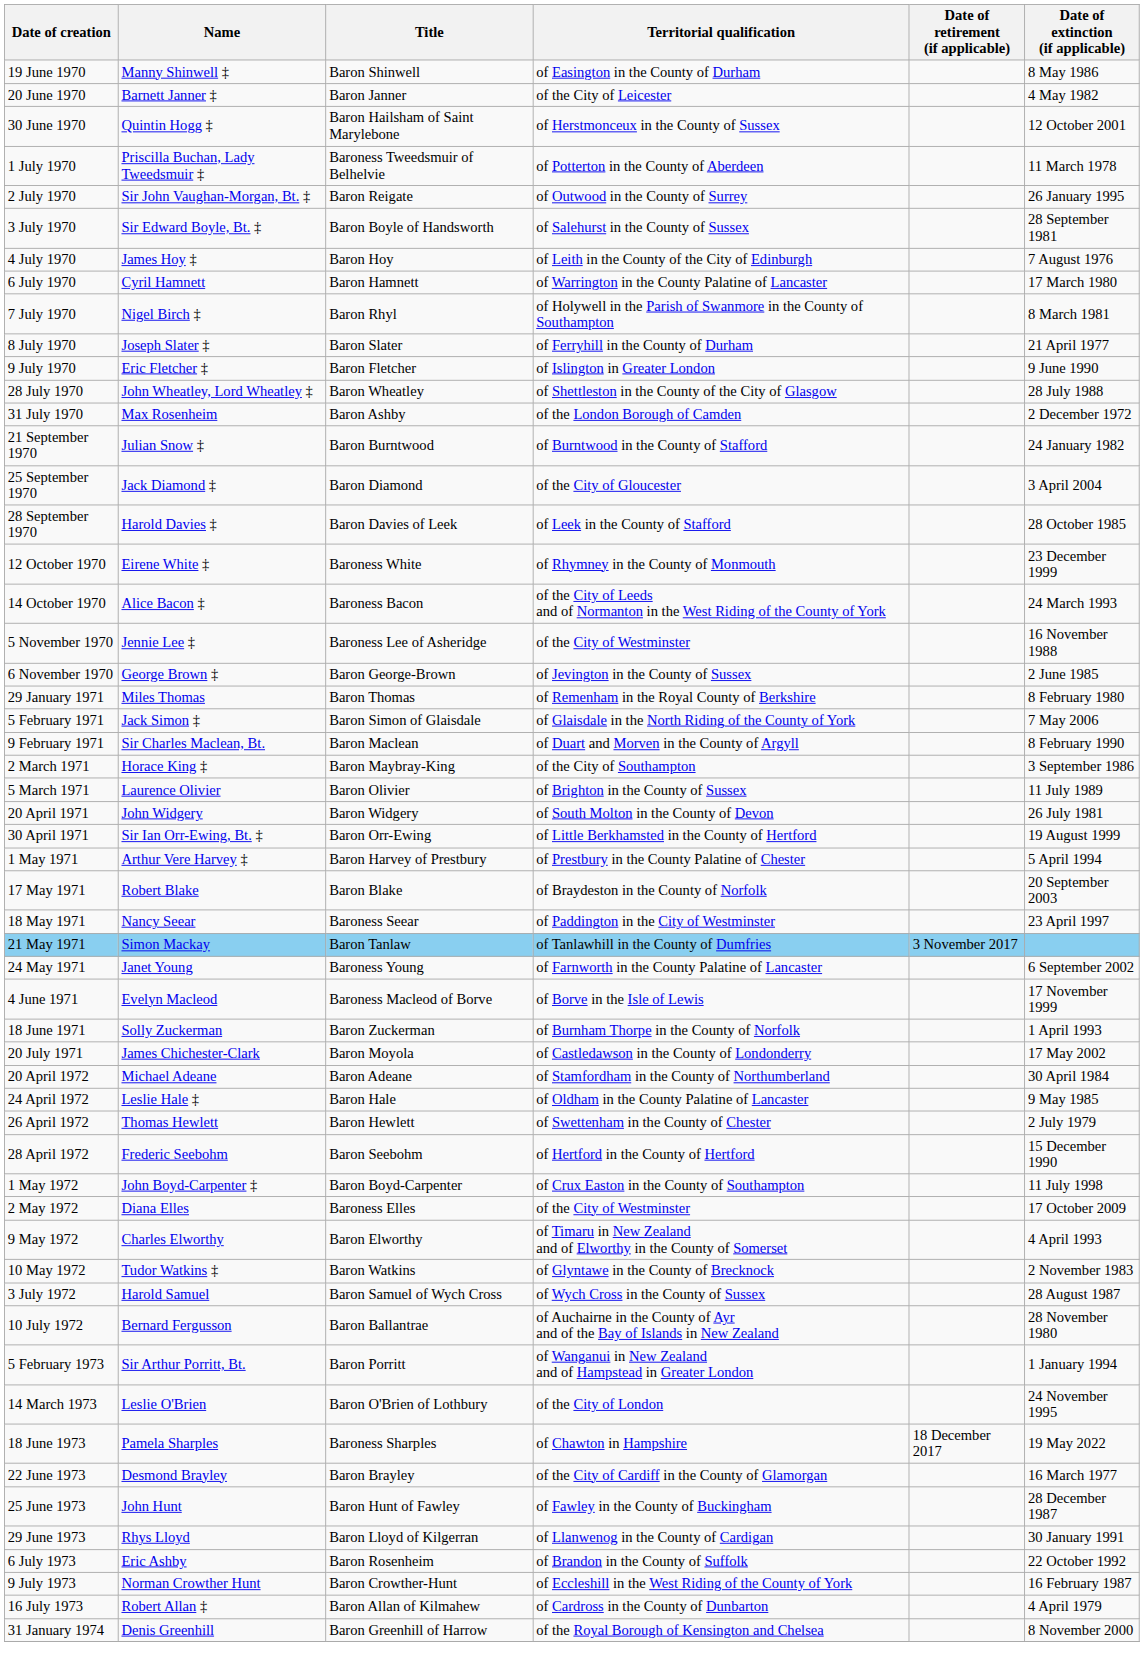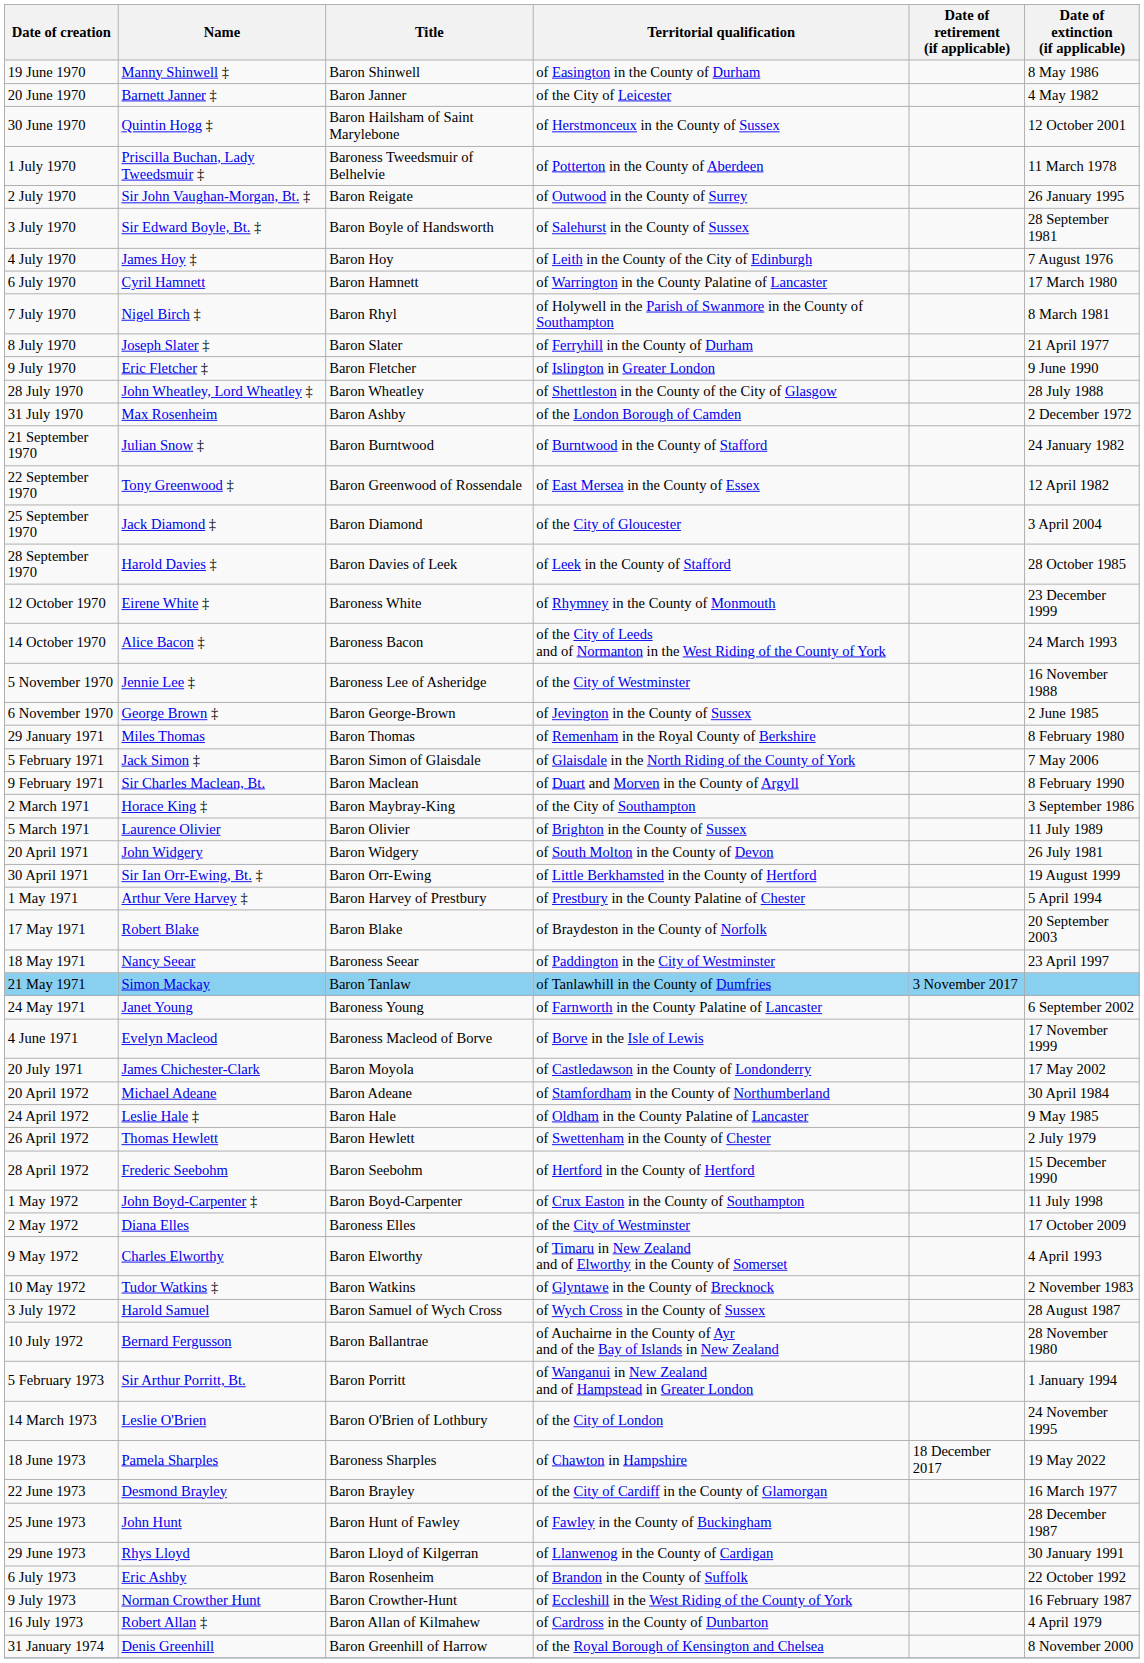+ row: (48, 485)
- row: (47, 1030)
